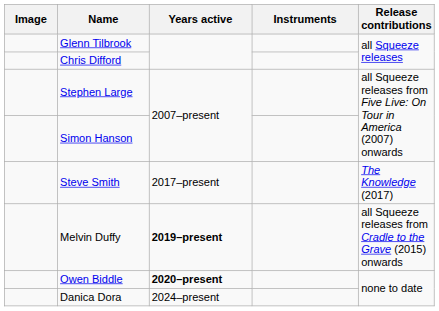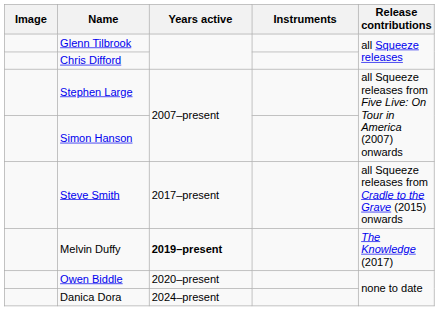(388, 182) The Knowledge (2017) -> (395, 195) all Squeeze releases from Cradle to the Grave (2015) onwards
(395, 237) all Squeeze releases from Cradle to the Grave (2015) onwards -> (388, 249) The Knowledge (2017)
(187, 279) bold -> (185, 279) normal
